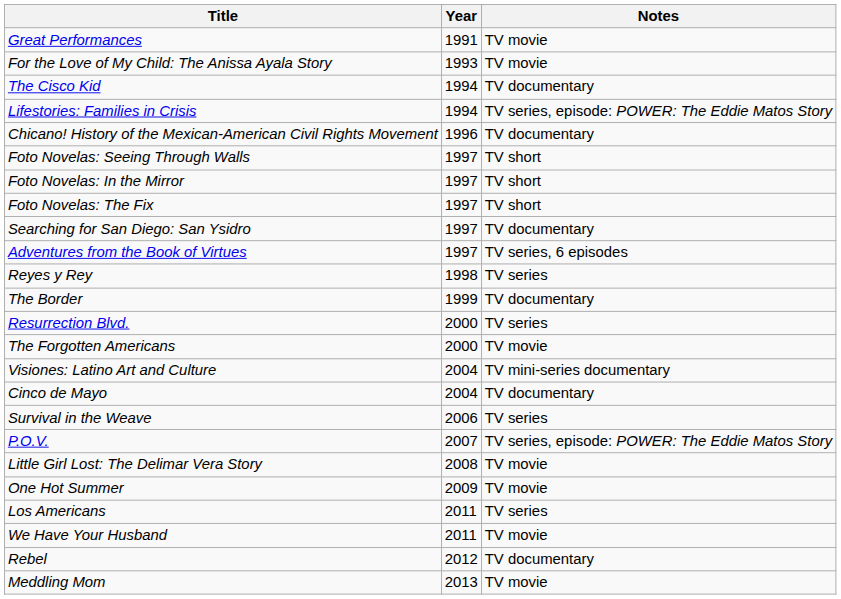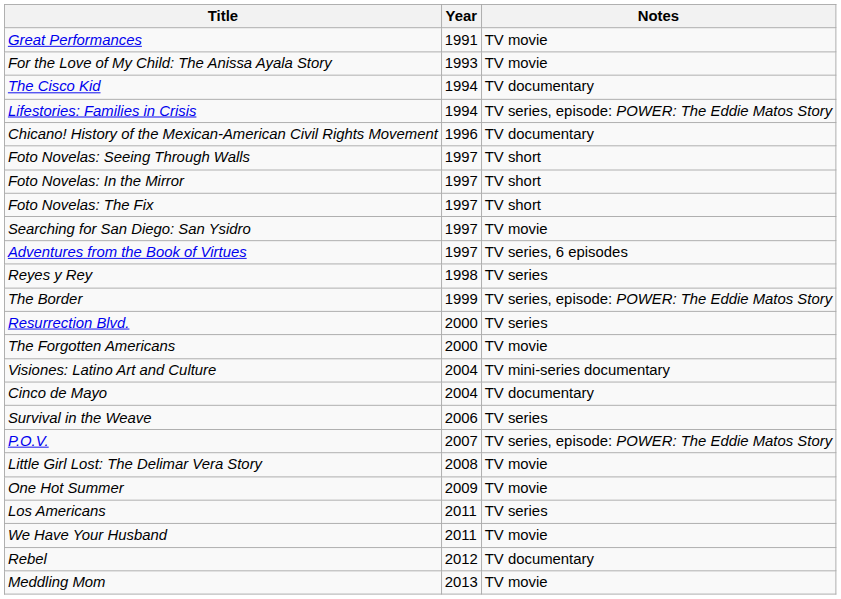(539, 228) TV documentary -> (516, 228) TV movie
(539, 299) TV documentary -> (658, 299) TV series, episode: POWER: The Eddie Matos Story
